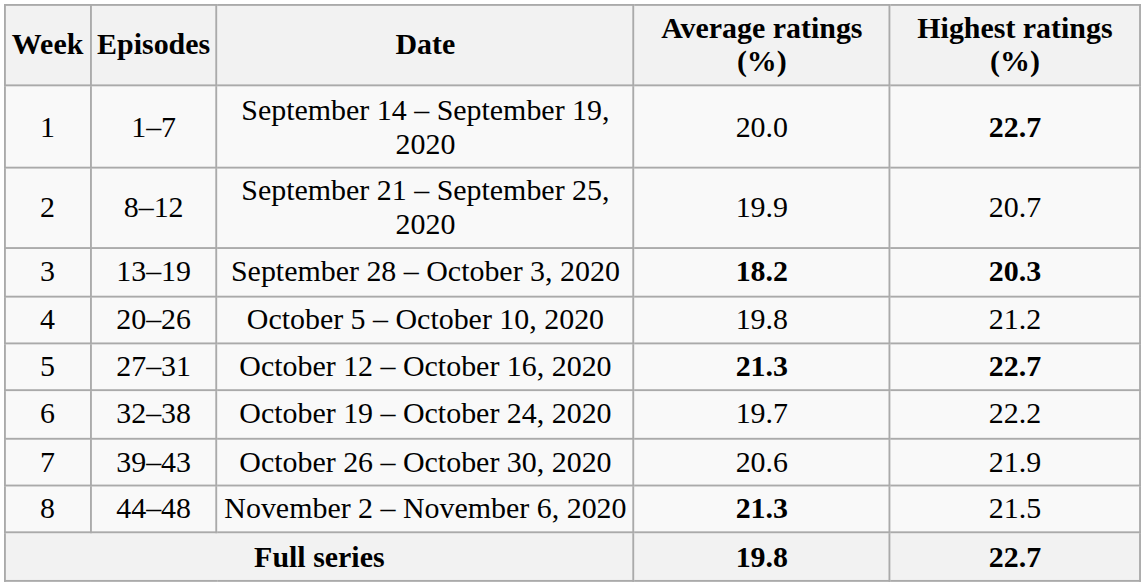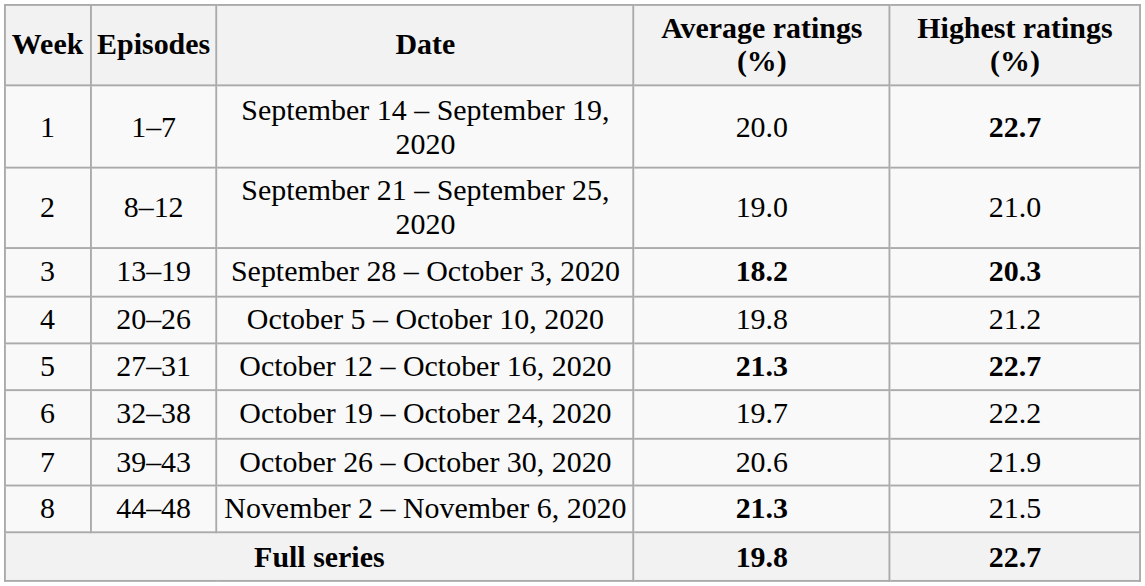(762, 207) 19.9 -> (762, 207) 19.0
(1015, 207) 20.7 -> (1015, 207) 21.0
